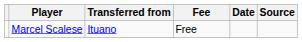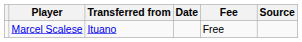columns swapped: (201, 12) <-> (243, 12)
